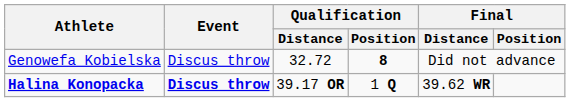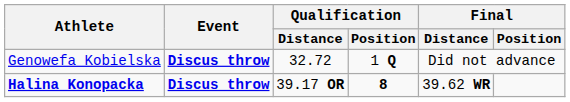(219, 61) normal -> (219, 61) bold
(383, 61) 8 -> (383, 61) 1 Q
(383, 85) 1 Q -> (383, 85) 8
